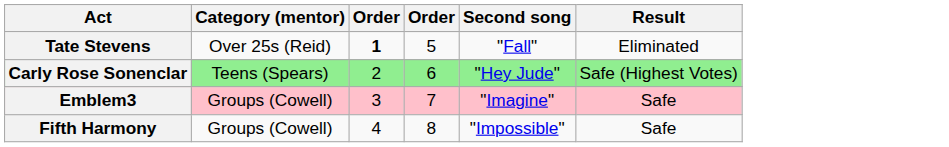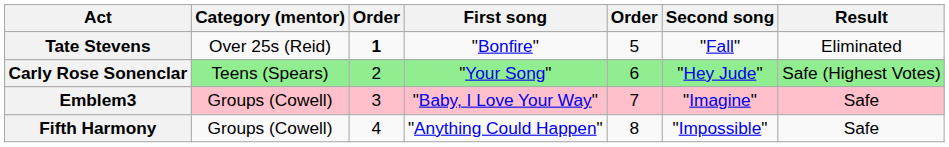+ column: (505, 18)
